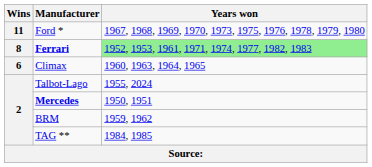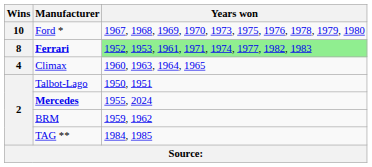(19, 31) 11 -> (19, 31) 10
(19, 66) 6 -> (19, 66) 4
(128, 83) 1955, 2024 -> (128, 83) 1950, 1951
(128, 101) 1950, 1951 -> (128, 101) 1955, 2024
